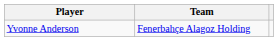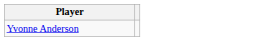- column: (202, 12)
